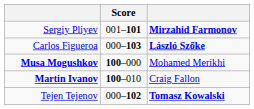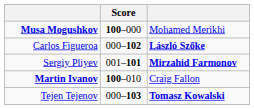rows swapped: (59, 63) <-> (71, 29)
(123, 46) 000–103 -> (123, 46) 000–102
(123, 96) 000–102 -> (123, 96) 000–103
